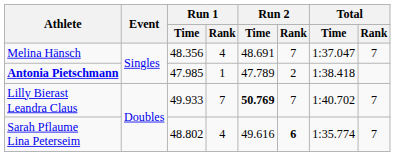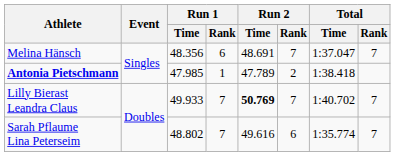(222, 53) 4 -> (222, 53) 6
(222, 134) 4 -> (222, 134) 7
(293, 134) bold -> (293, 134) normal
